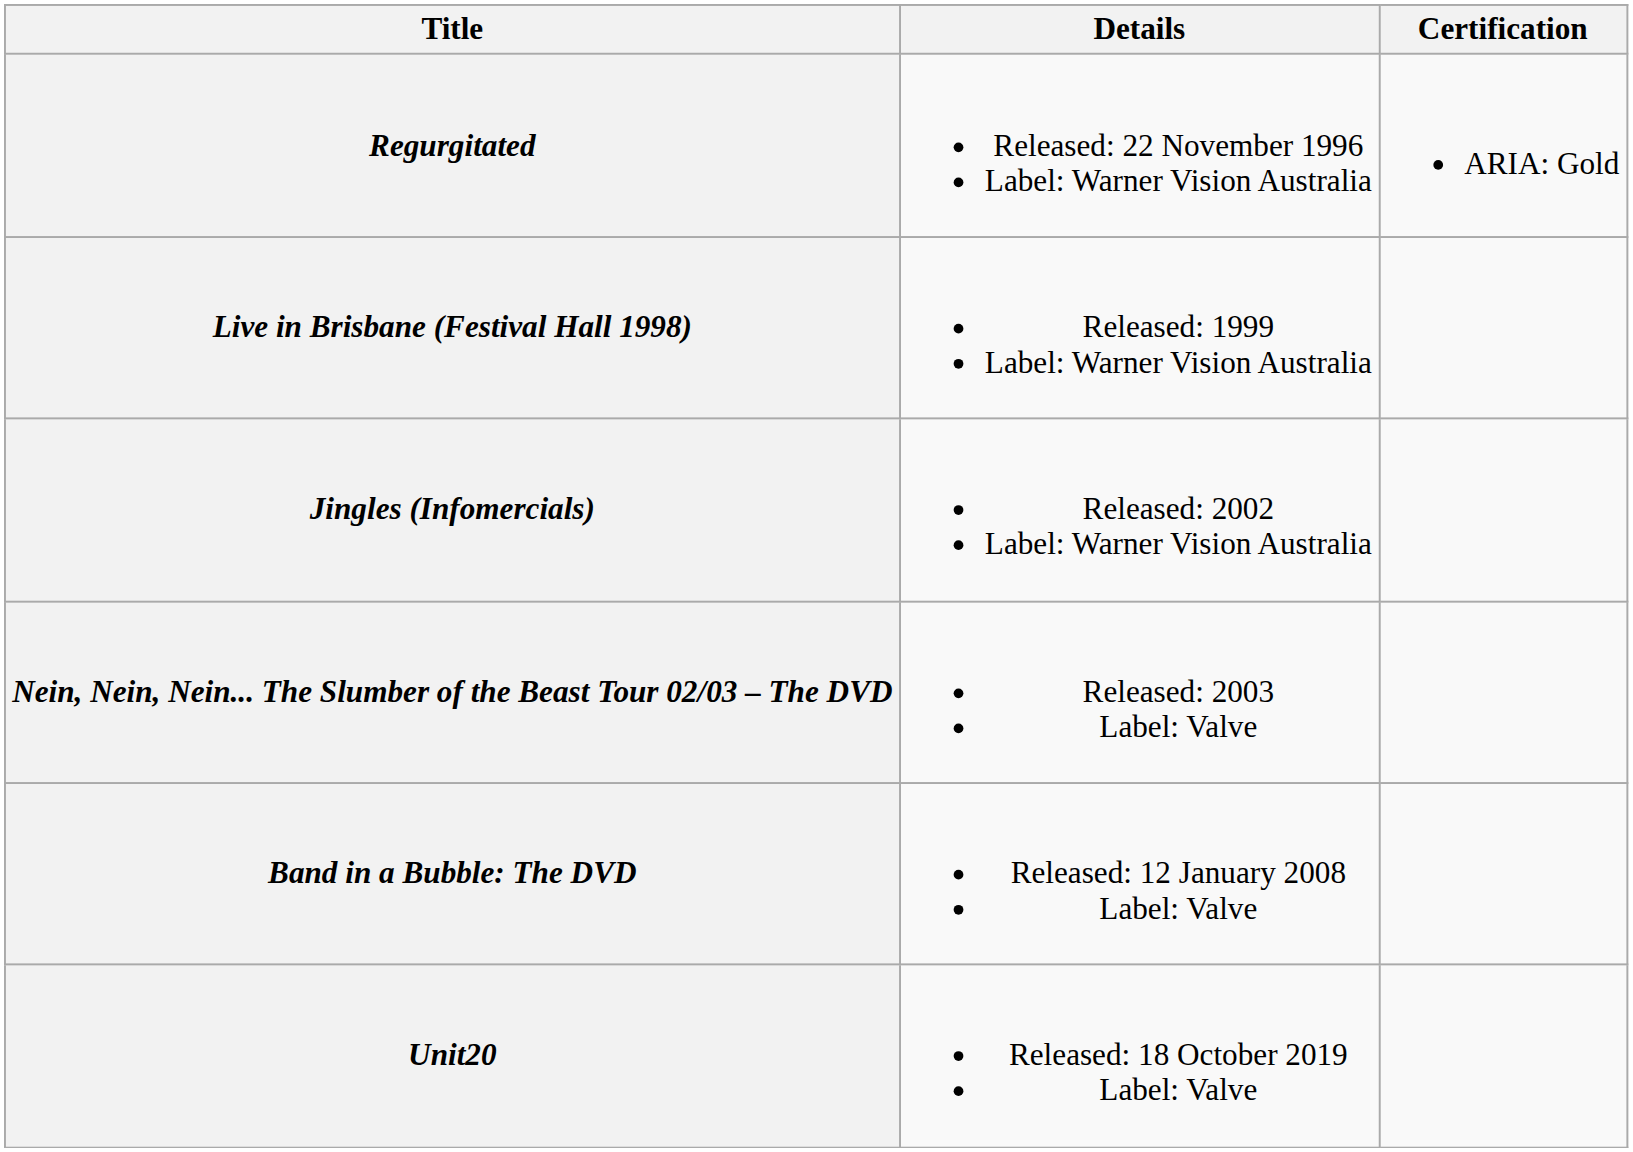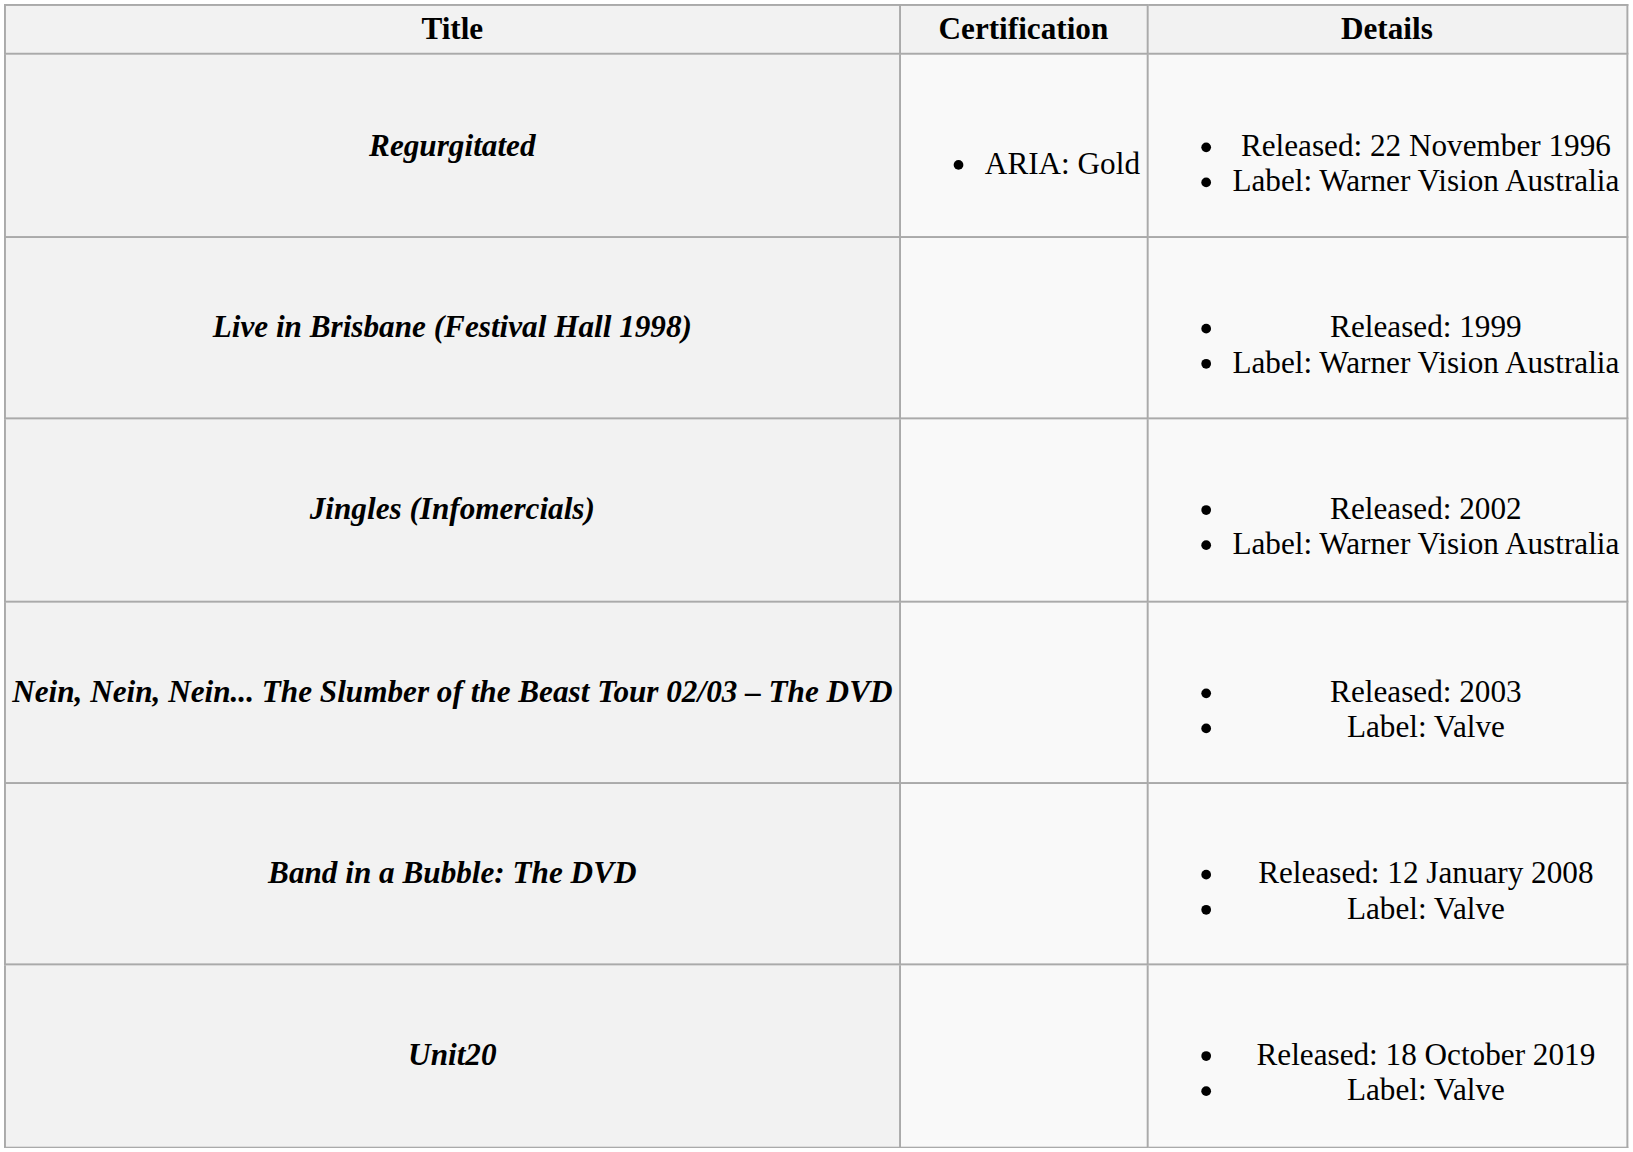columns swapped: (1139, 29) <-> (1503, 29)
